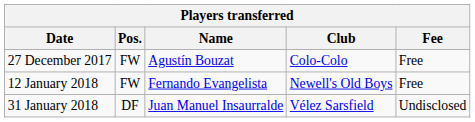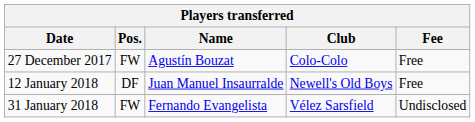(130, 83) FW -> (130, 83) DF
(208, 83) Fernando Evangelista -> (216, 83) Juan Manuel Insaurralde
(130, 106) DF -> (130, 106) FW
(216, 106) Juan Manuel Insaurralde -> (208, 106) Fernando Evangelista
